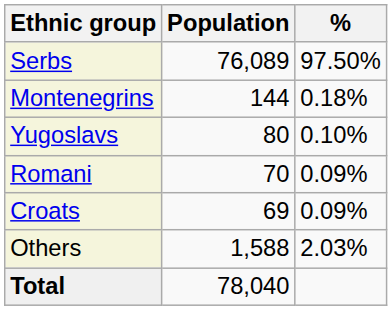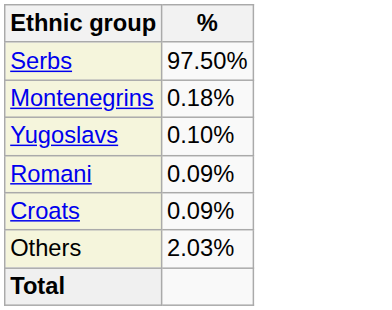- column: (228, 23)
